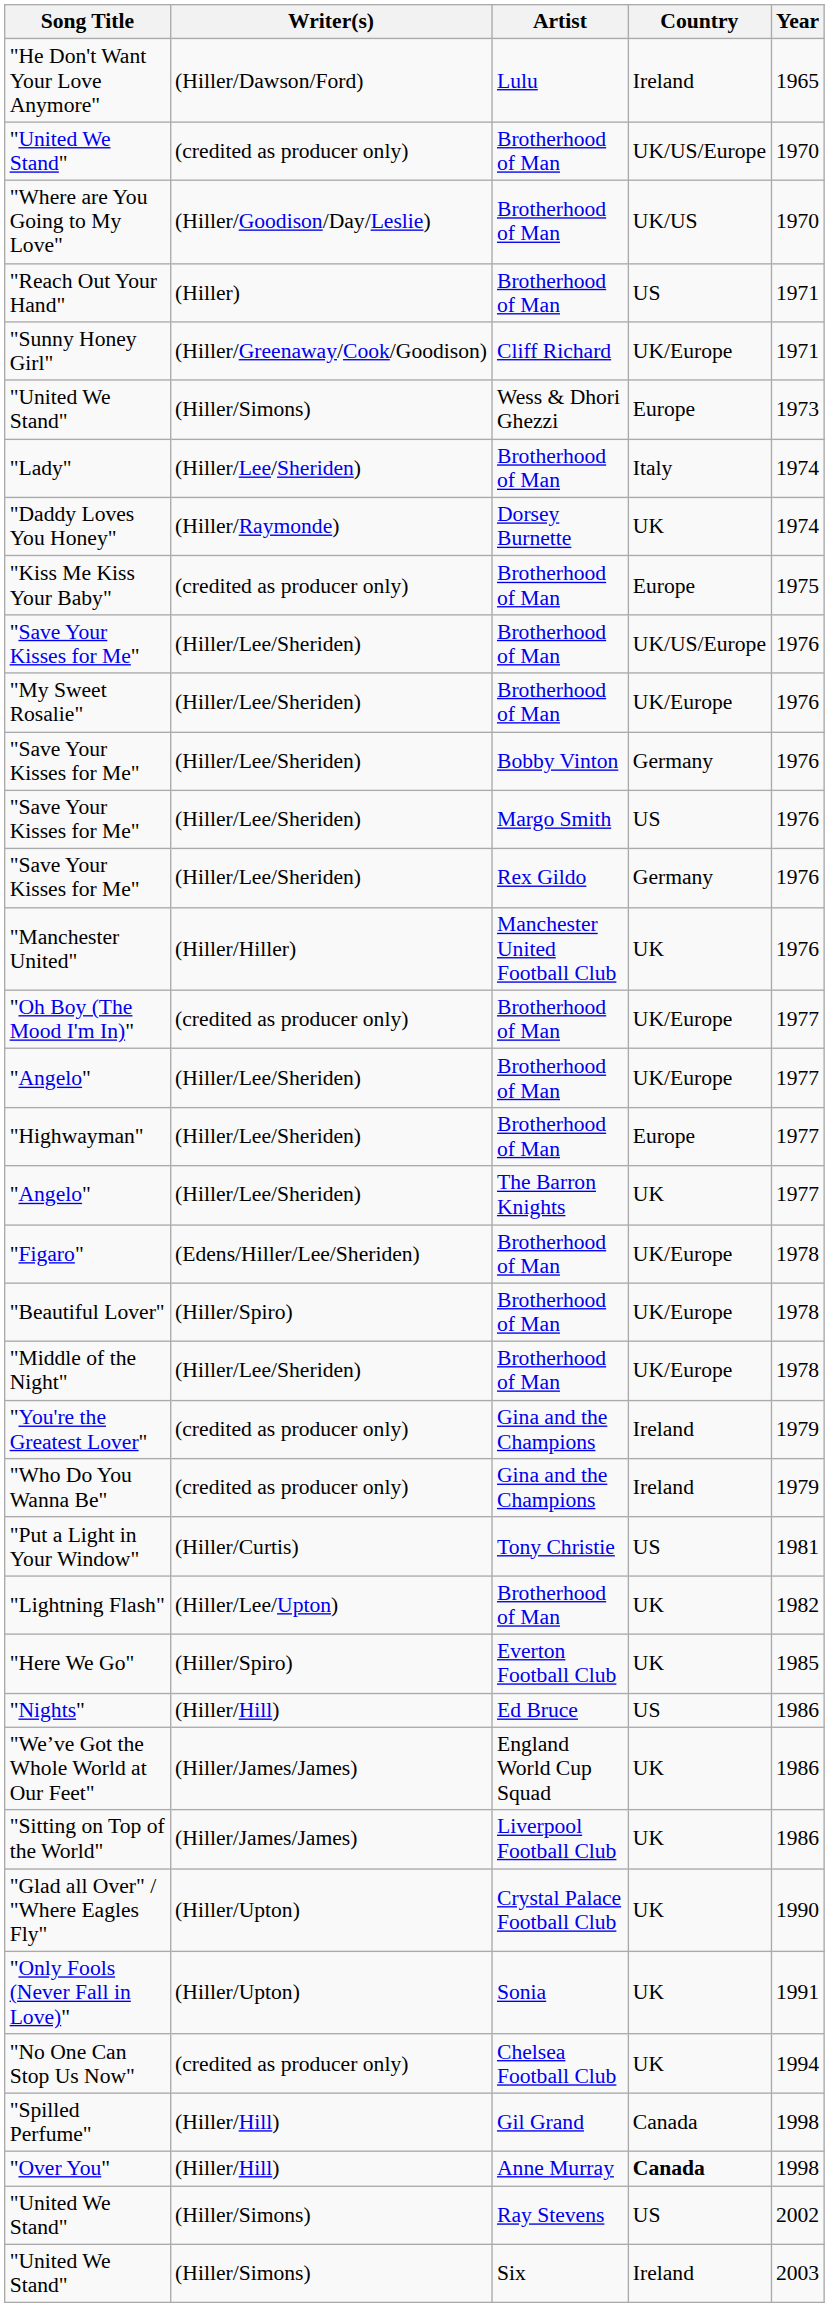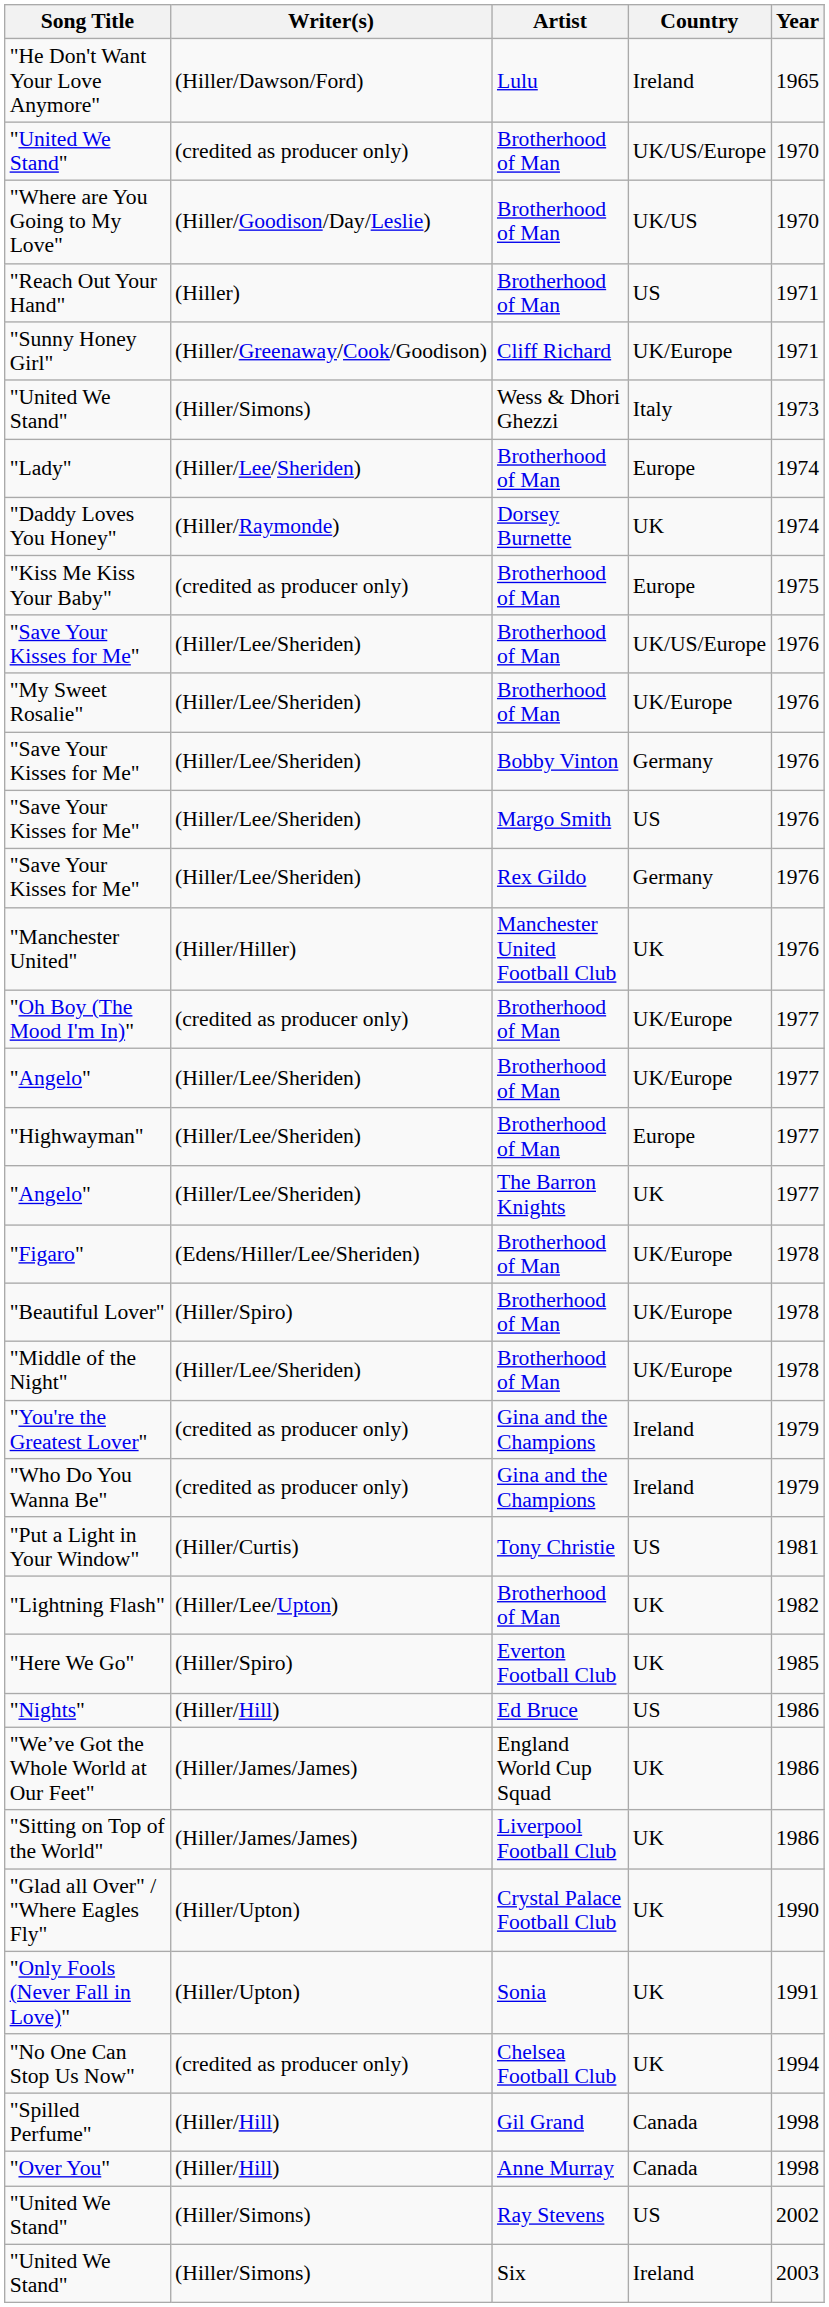(664, 409) Europe -> (653, 409) Italy
(653, 467) Italy -> (664, 467) Europe
(669, 2168) bold -> (665, 2168) normal
